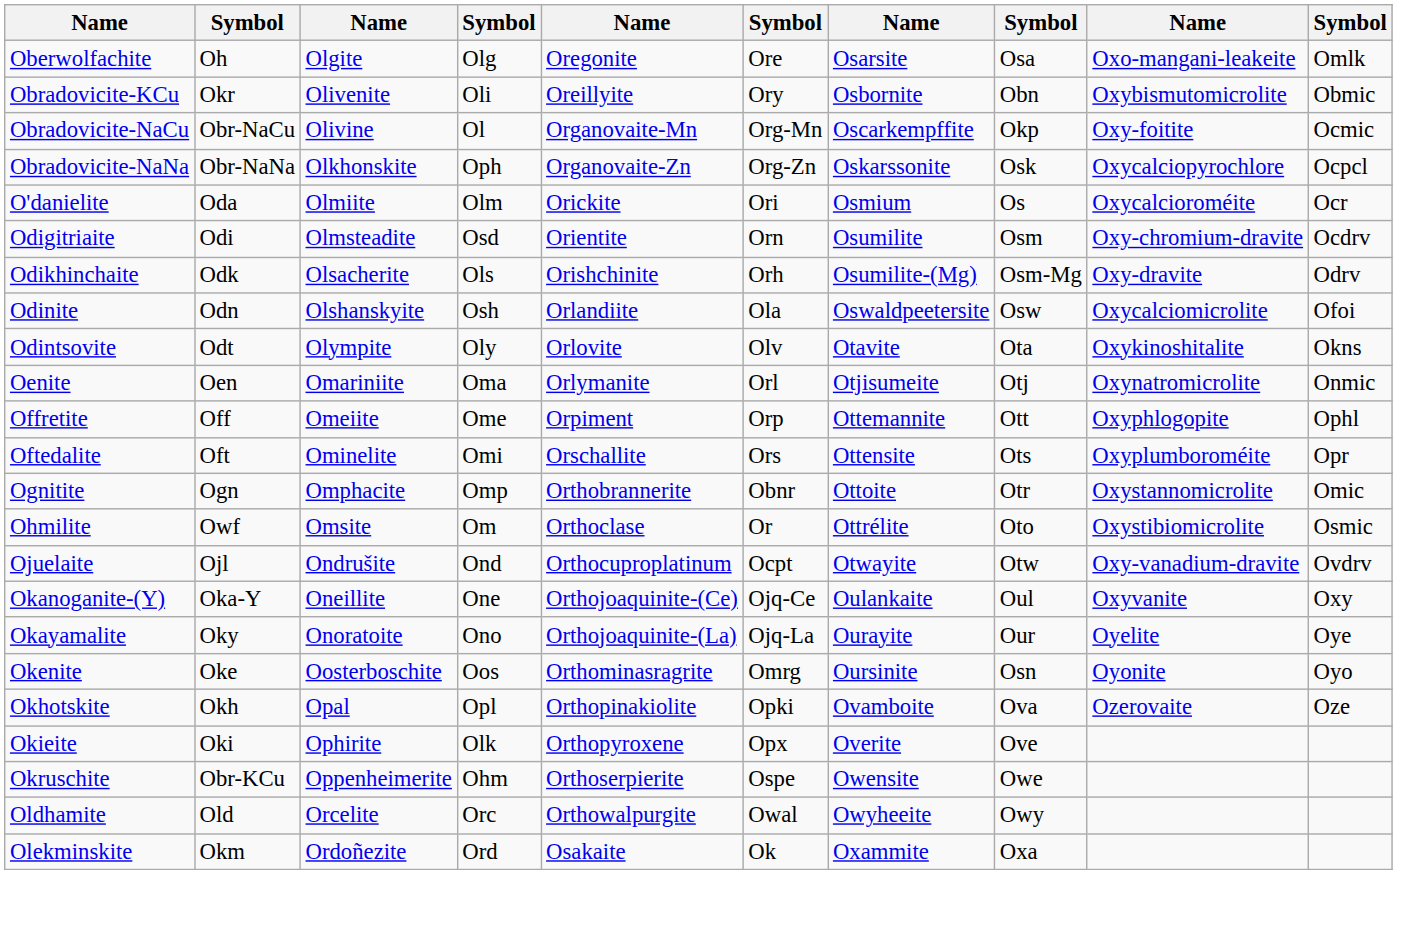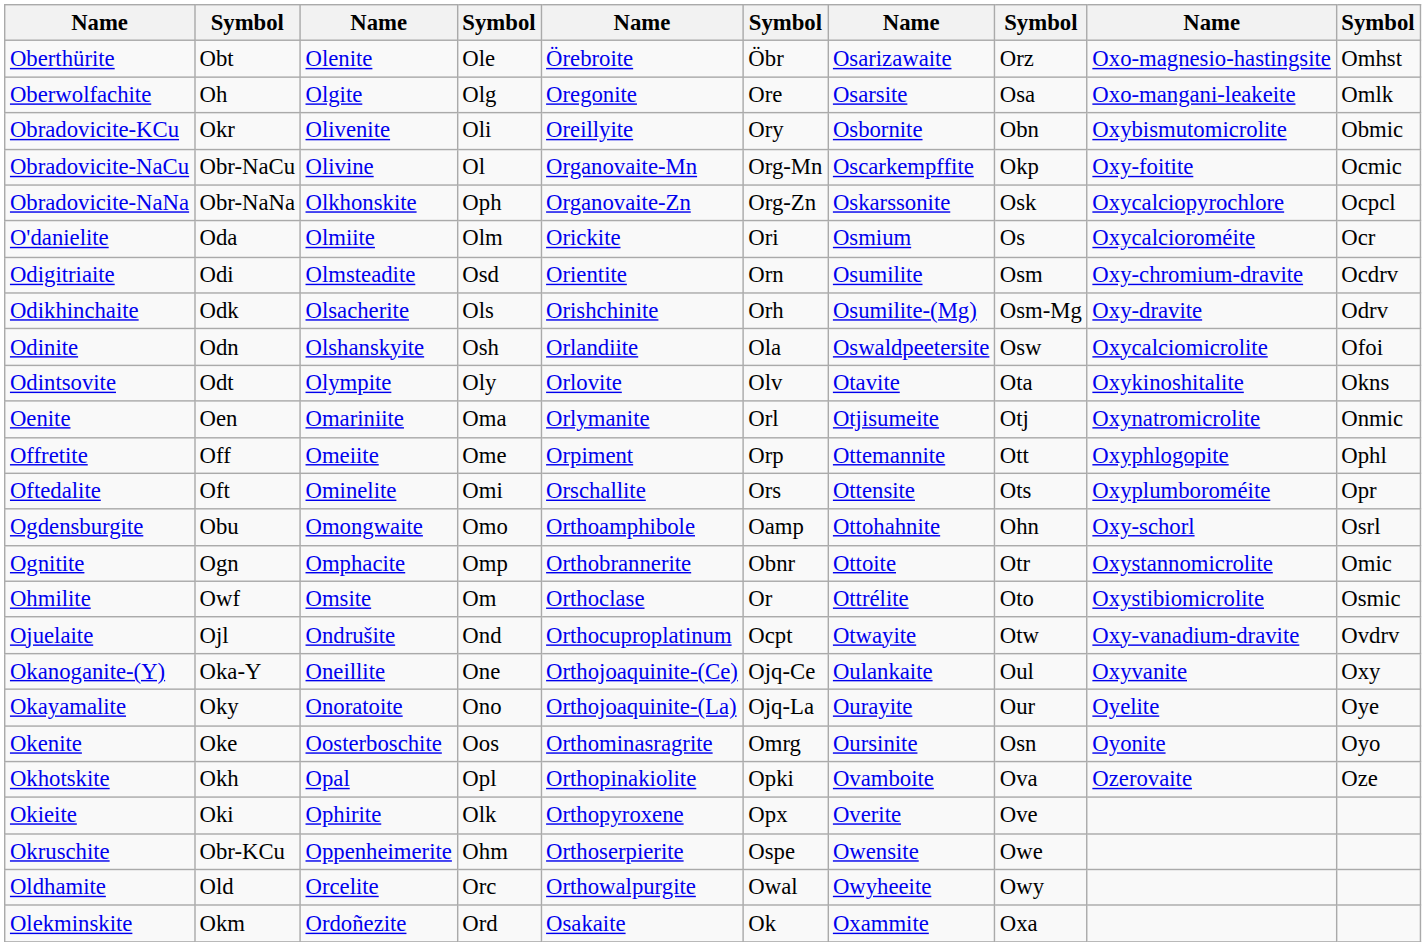+ row: (62, 58)
+ row: (77, 526)
